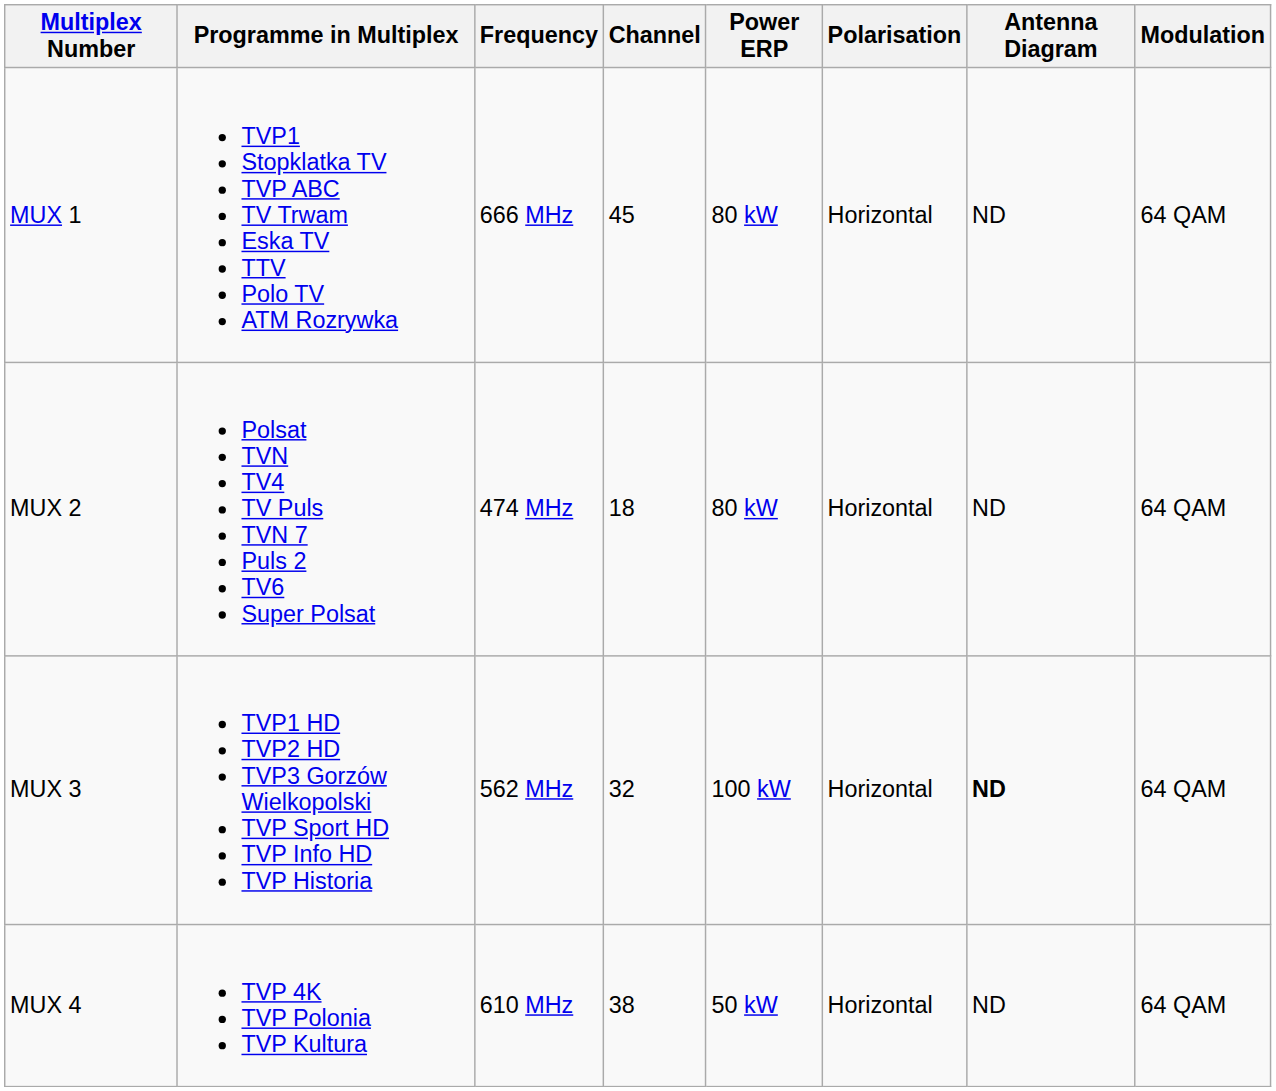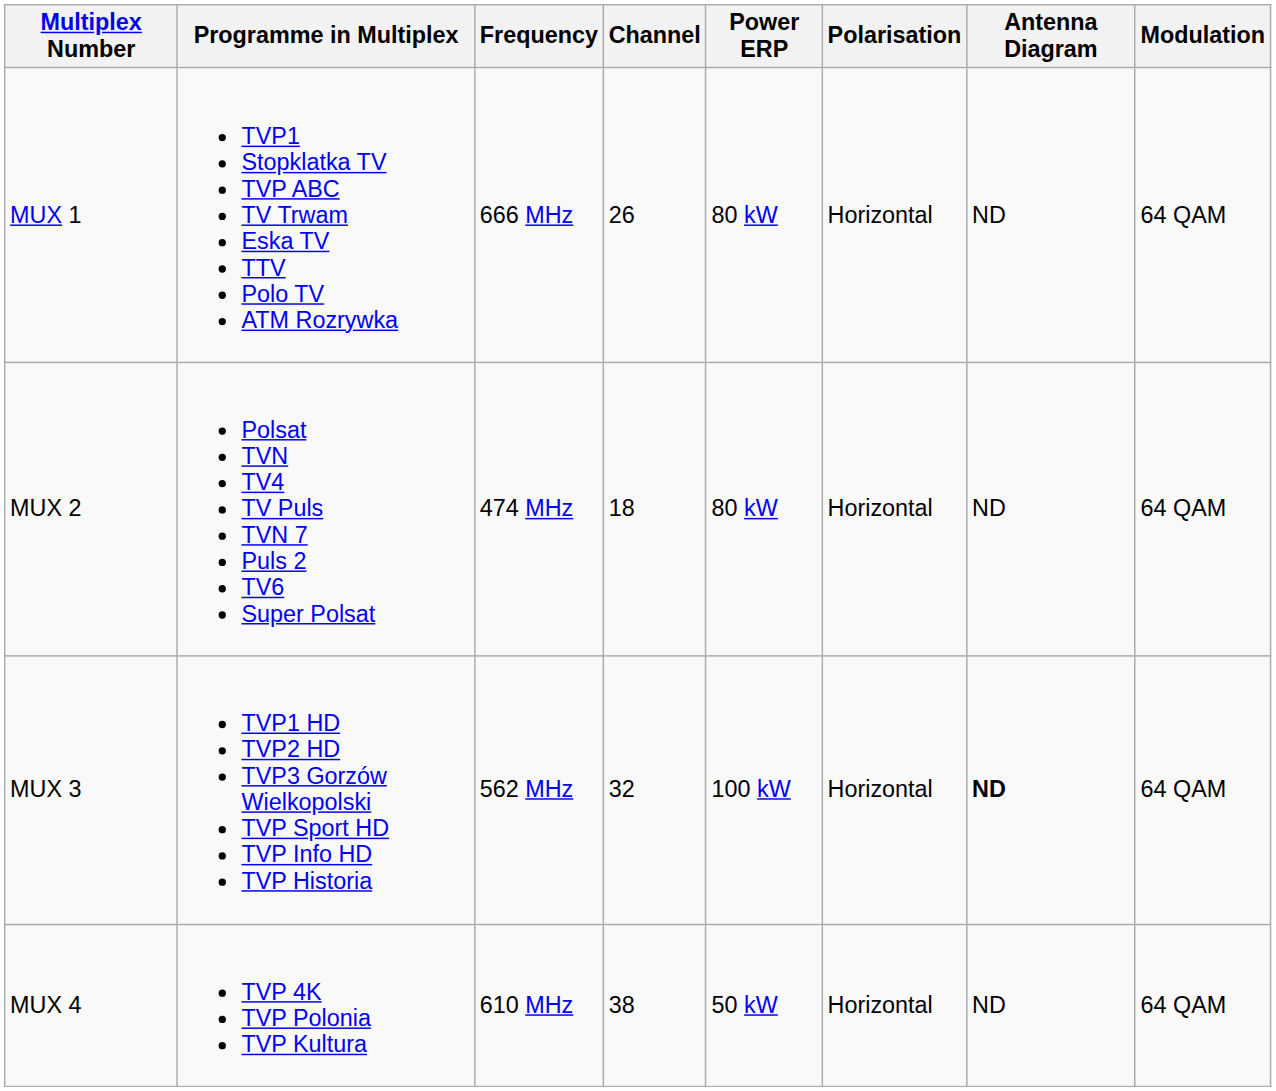(622, 214) 45 -> (622, 214) 26
